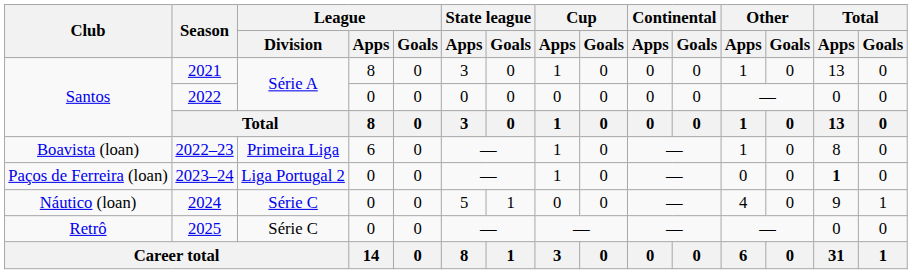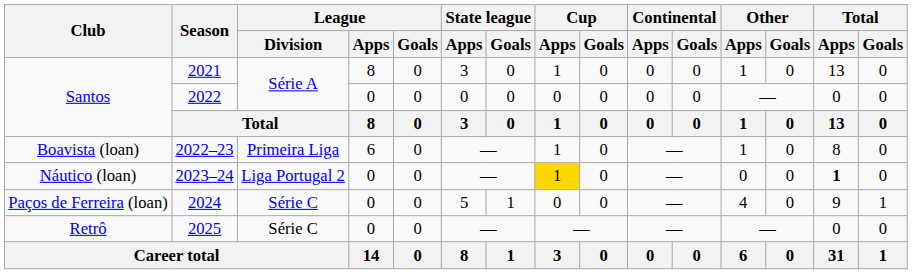(88, 176) Paços de Ferreira (loan) -> (88, 176) Náutico (loan)
(557, 176) no background -> (557, 176) gold background
(88, 202) Náutico (loan) -> (88, 202) Paços de Ferreira (loan)
